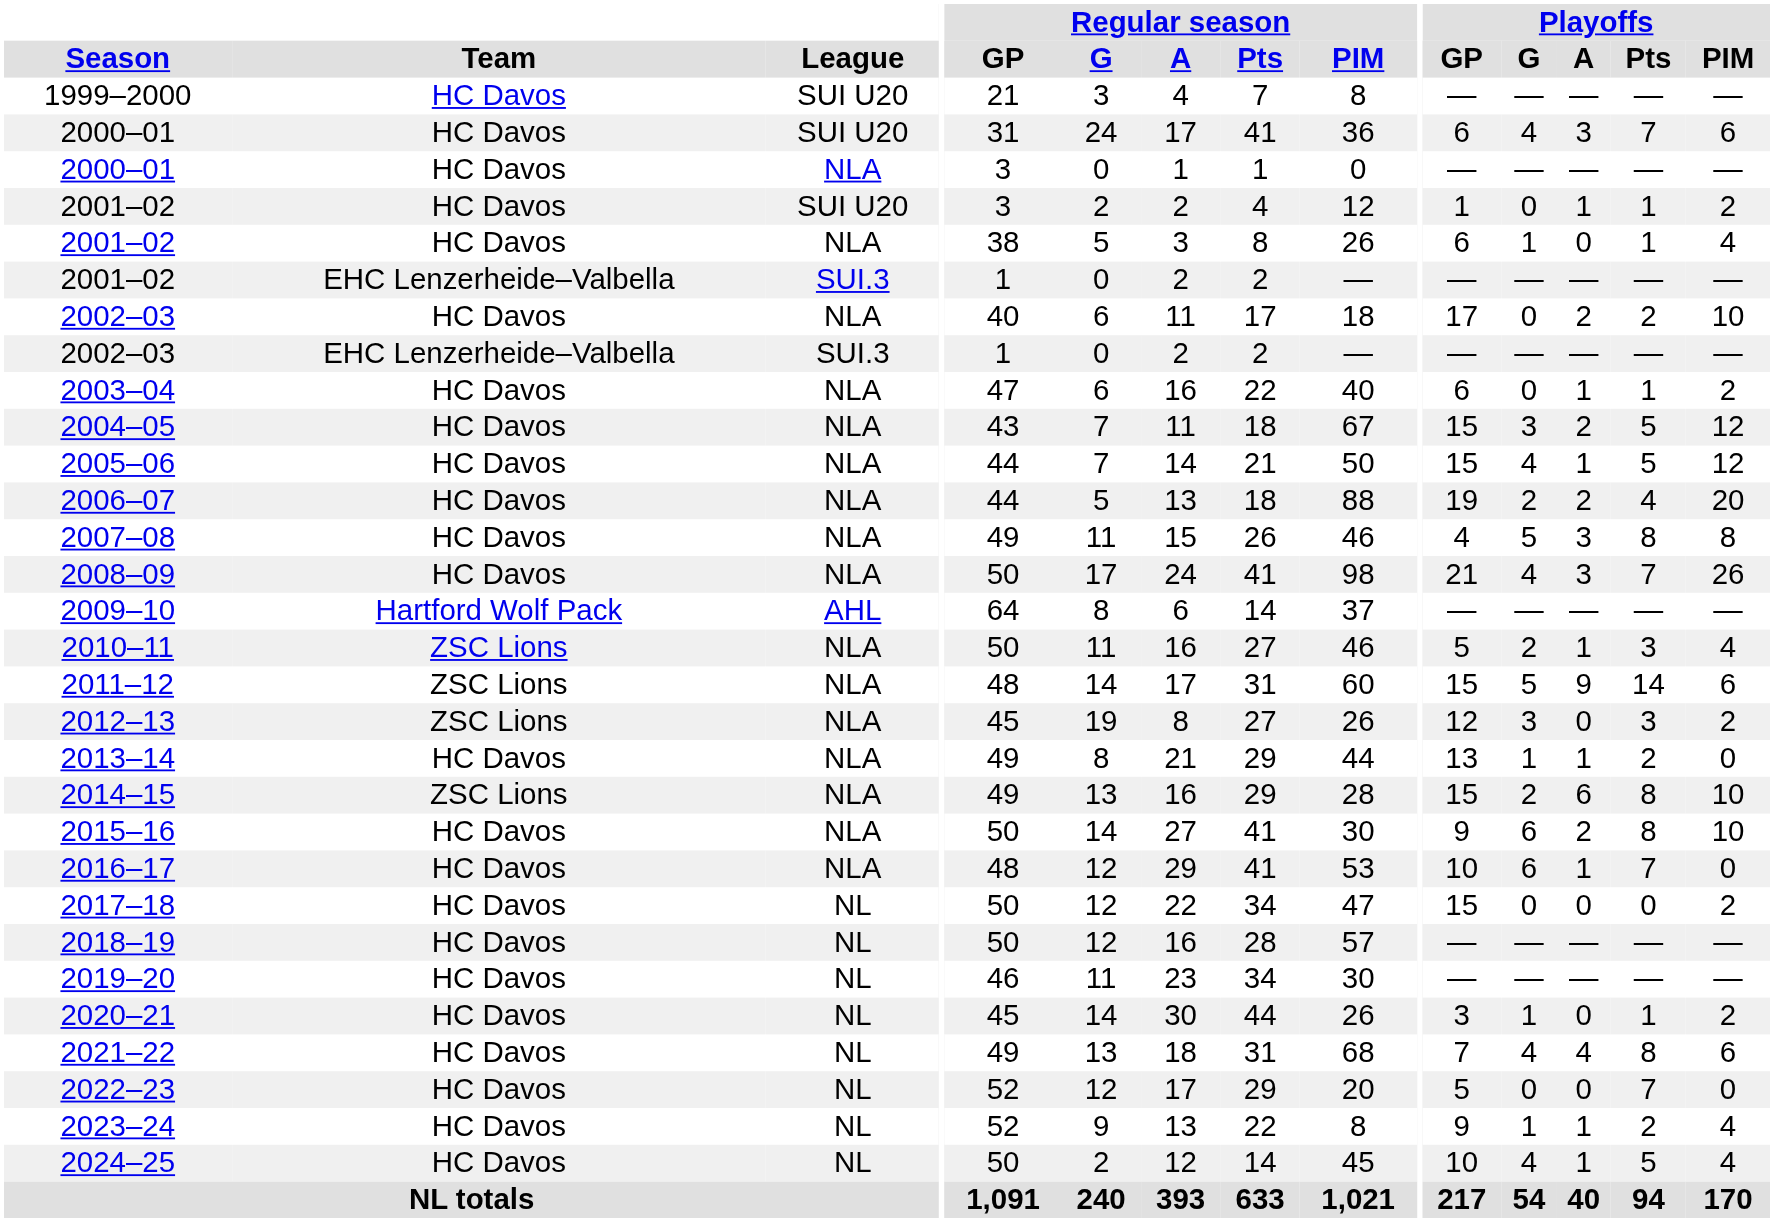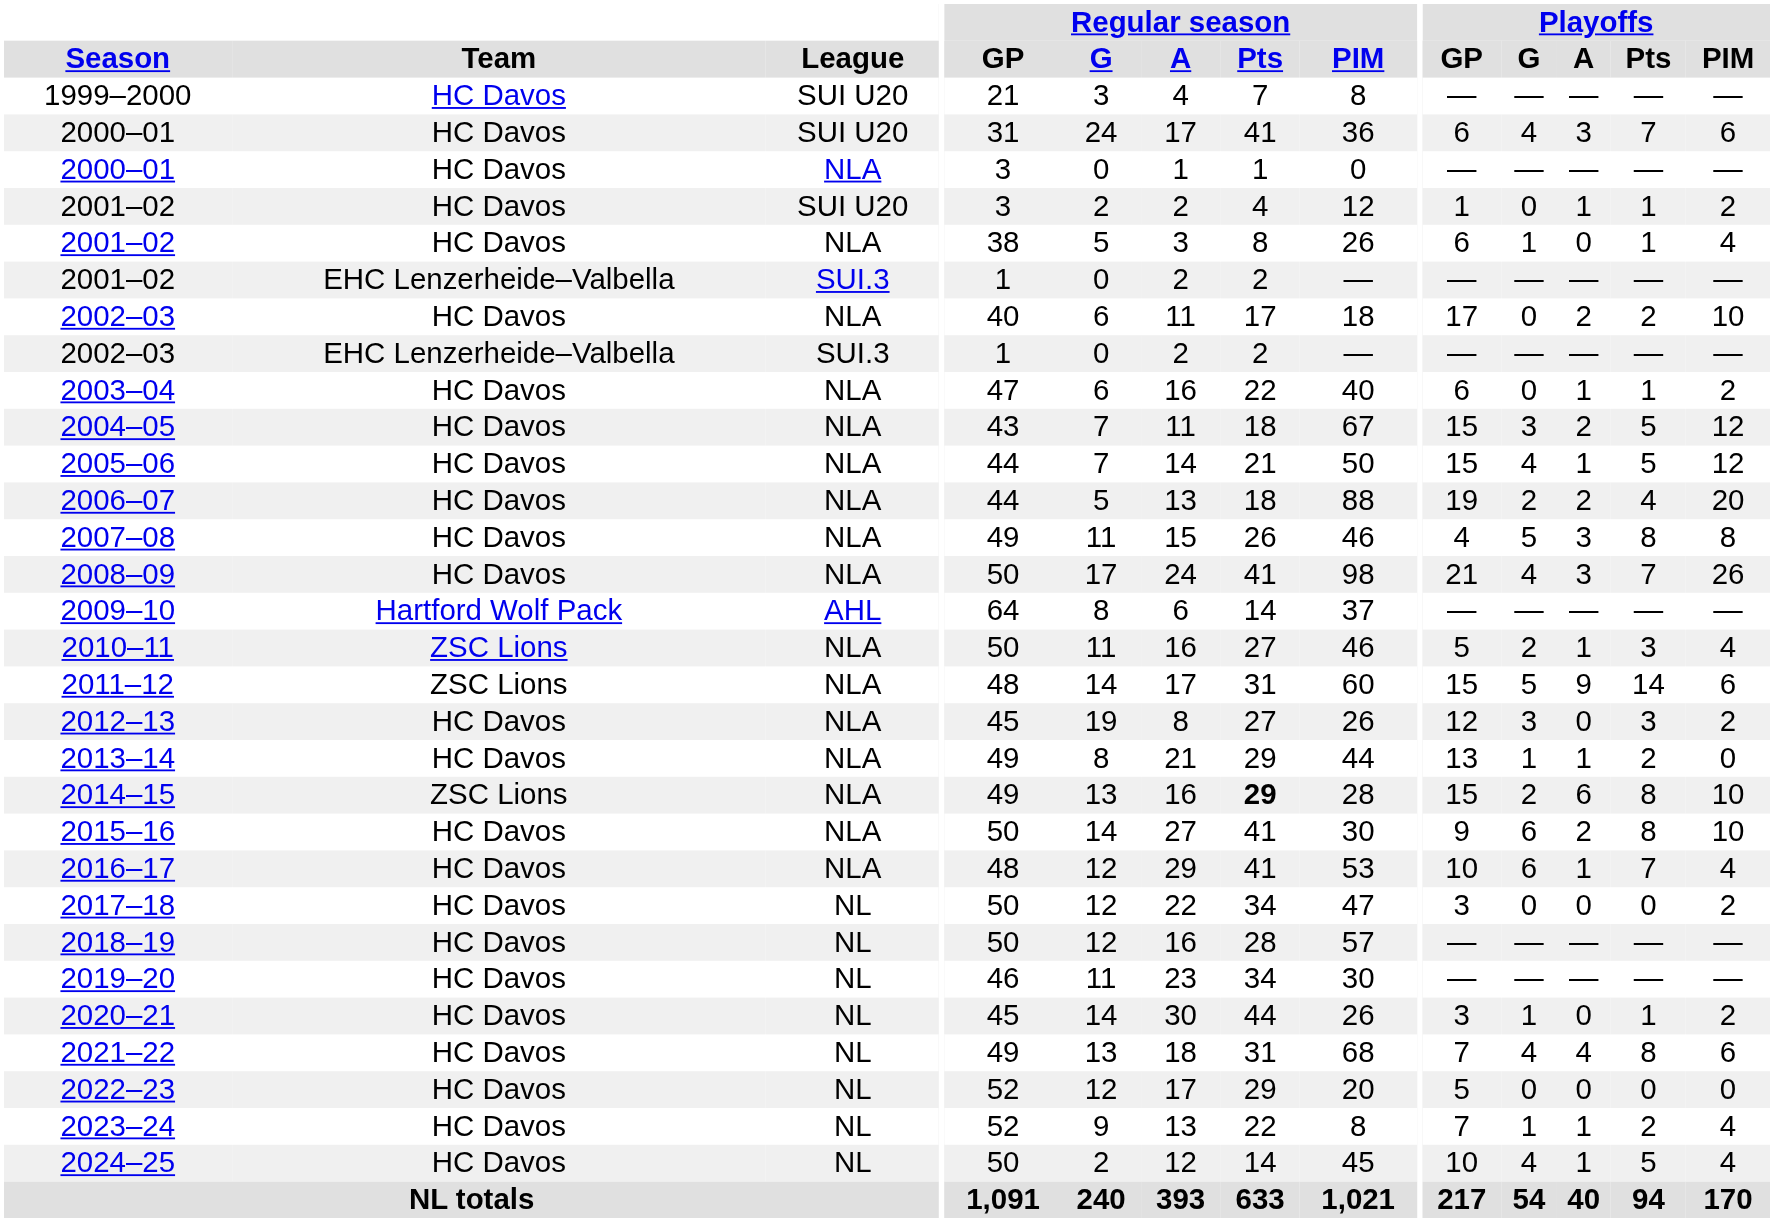(499, 721) ZSC Lions -> (499, 721) HC Davos
(1260, 794) normal -> (1260, 794) bold
(1728, 868) 0 -> (1728, 868) 4
(1462, 905) 15 -> (1462, 905) 3
(1648, 1089) 7 -> (1648, 1089) 0
(1462, 1125) 9 -> (1462, 1125) 7
